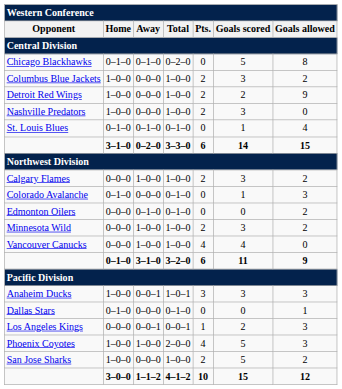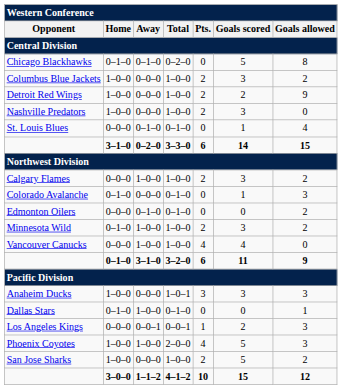(118, 128) 0–1–0 -> (118, 128) 0–0–0
(118, 227) 0–0–0 -> (118, 227) 0–1–0
(148, 294) 0–0–1 -> (148, 294) 0–0–0
(148, 310) 0–0–0 -> (148, 310) 1–0–0
